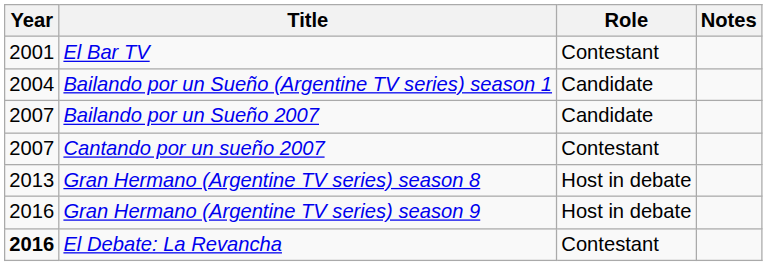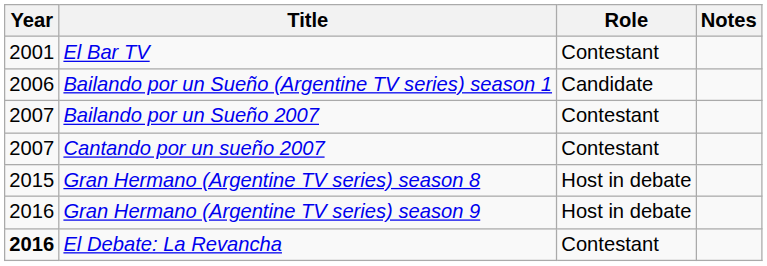(32, 84) 2004 -> (32, 84) 2006
(607, 116) Candidate -> (610, 116) Contestant
(32, 180) 2013 -> (32, 180) 2015
